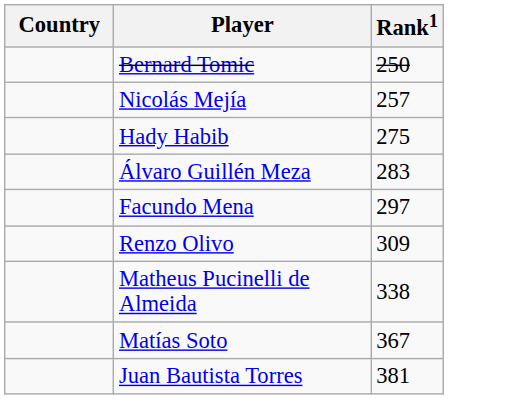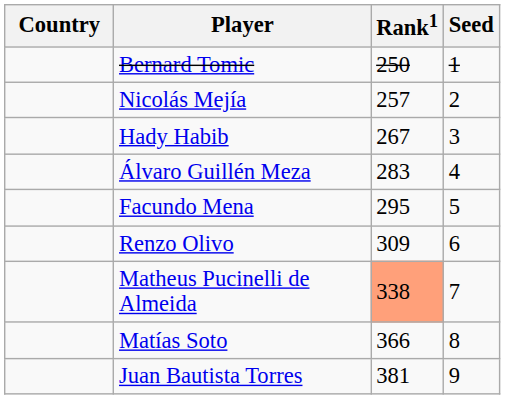+ column: (471, 25)
(393, 135) 275 -> (393, 135) 267
(393, 207) 297 -> (393, 207) 295
(393, 291) no background -> (393, 291) lightsalmon background
(393, 340) 367 -> (393, 340) 366
